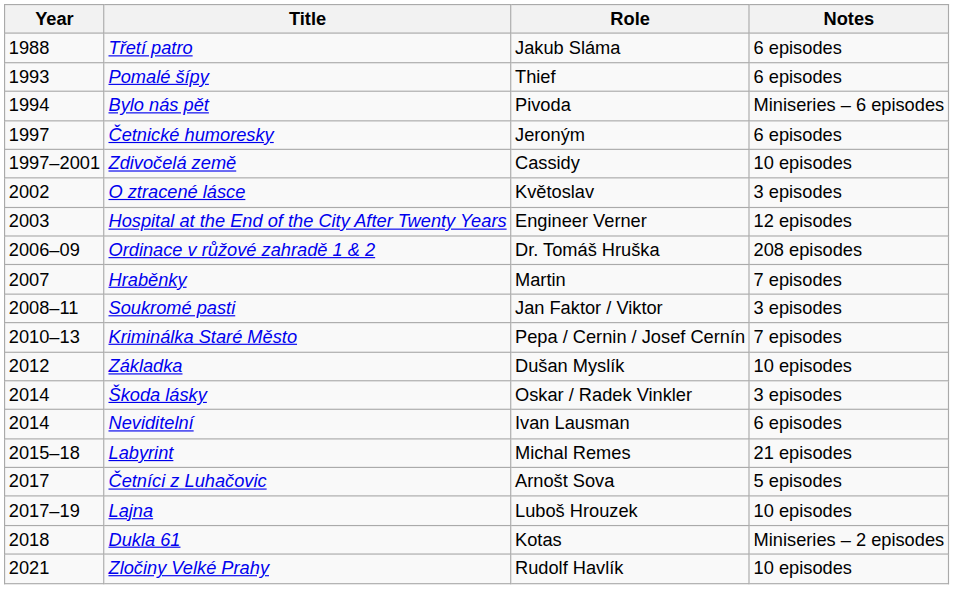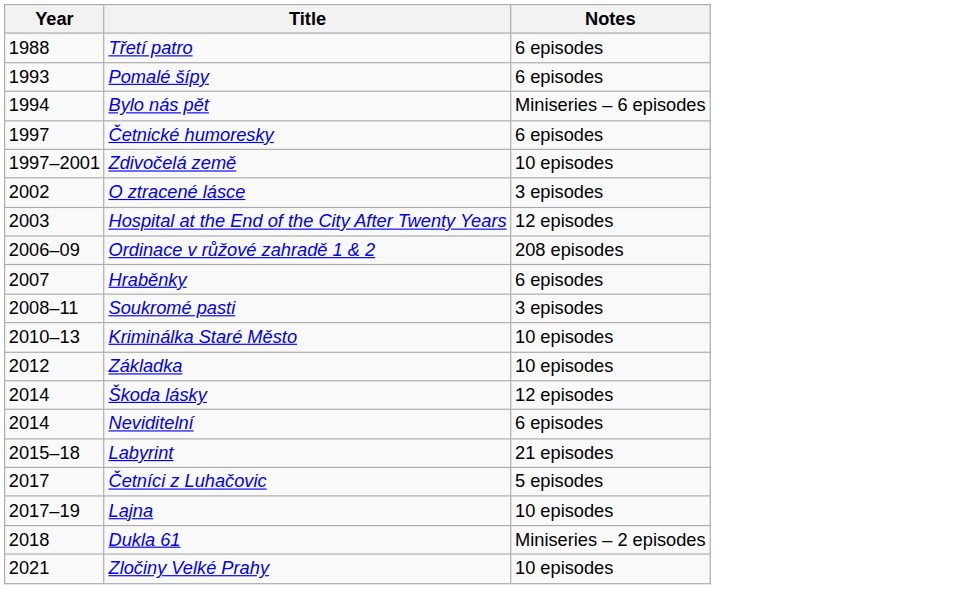- column: (630, 18)
(798, 279) 7 episodes -> (559, 279) 6 episodes
(798, 337) 7 episodes -> (564, 337) 10 episodes
(798, 395) 3 episodes -> (564, 395) 12 episodes
